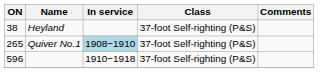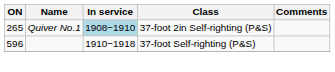- row: (12, 28)
(198, 43) 37-foot Self-righting (P&S) -> (206, 28) 37-foot 2in Self-righting (P&S)
